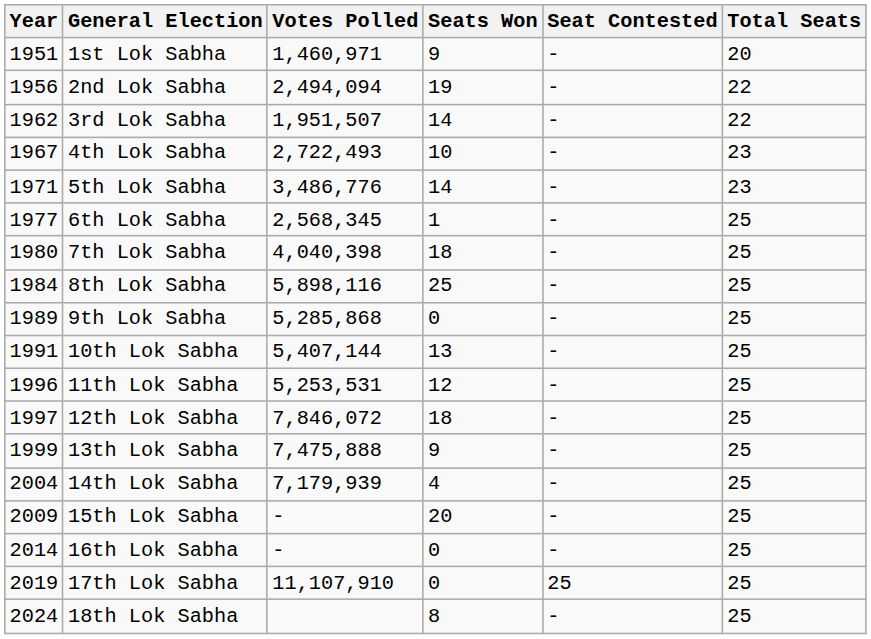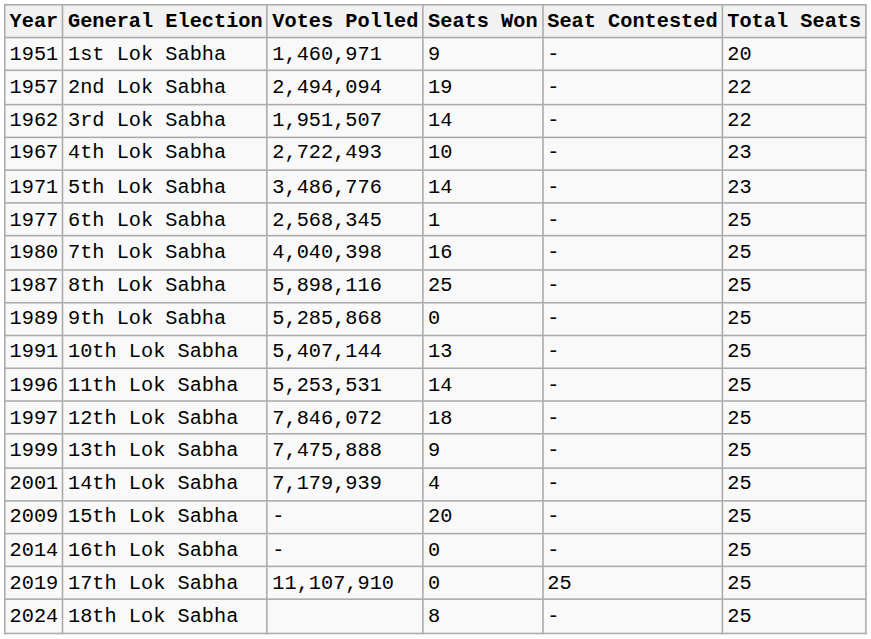(34, 87) 1956 -> (34, 87) 1957
(440, 253) 18 -> (440, 253) 16
(34, 286) 1984 -> (34, 286) 1987
(440, 385) 12 -> (440, 385) 14
(34, 484) 2004 -> (34, 484) 2001
